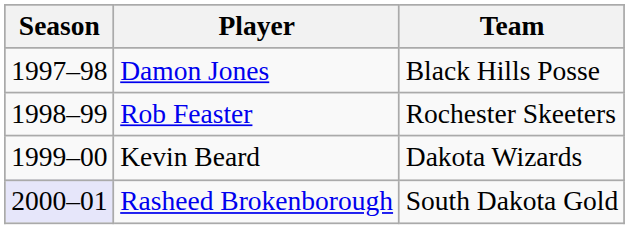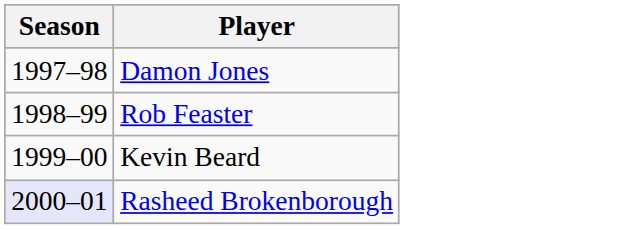- column: (512, 26)
